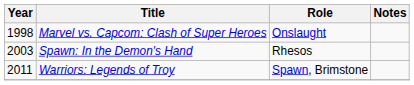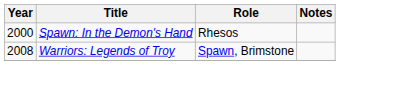- row: (153, 32)
(20, 51) 2003 -> (20, 32) 2000
(20, 70) 2011 -> (20, 51) 2008
